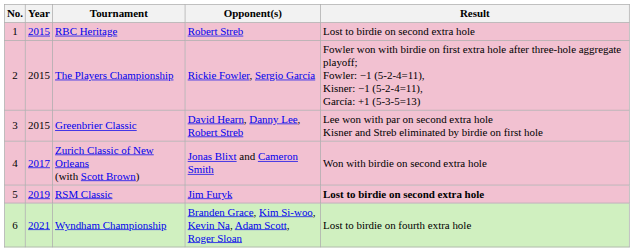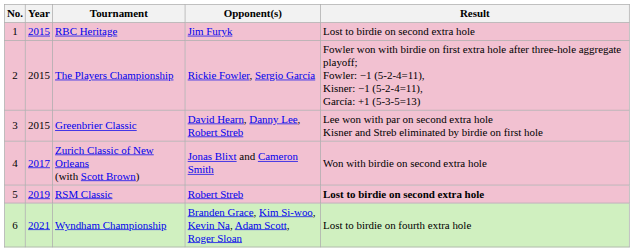(215, 31) Robert Streb -> (210, 31) Jim Furyk
(210, 194) Jim Furyk -> (215, 194) Robert Streb
